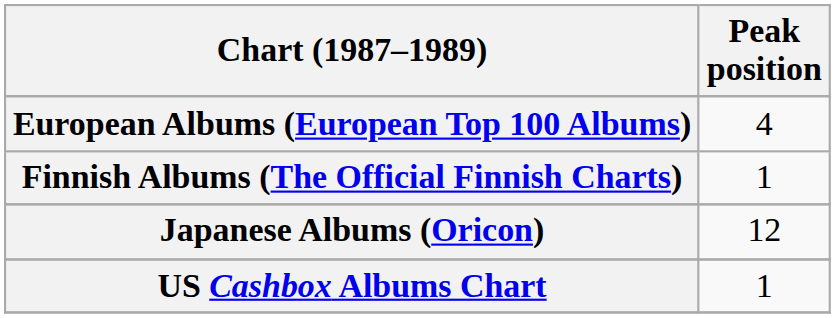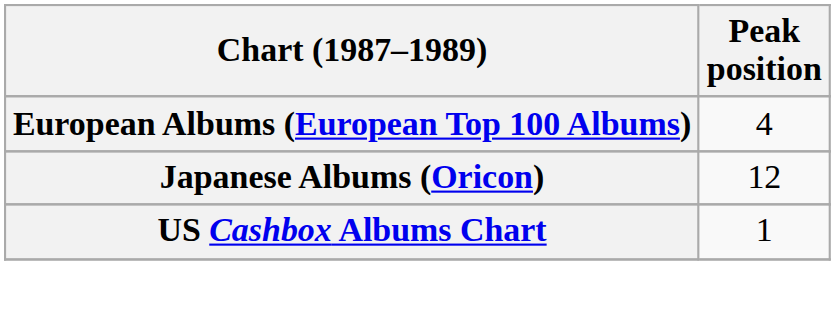- row: (352, 177)
